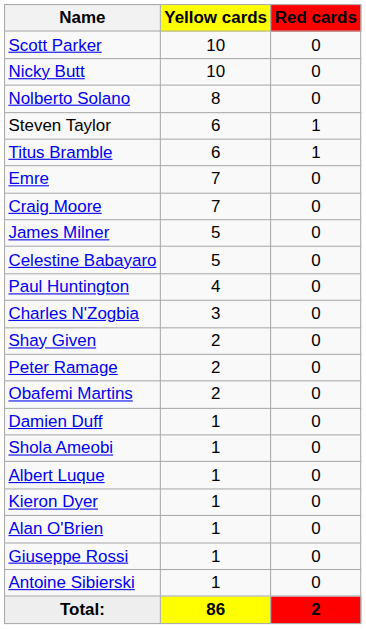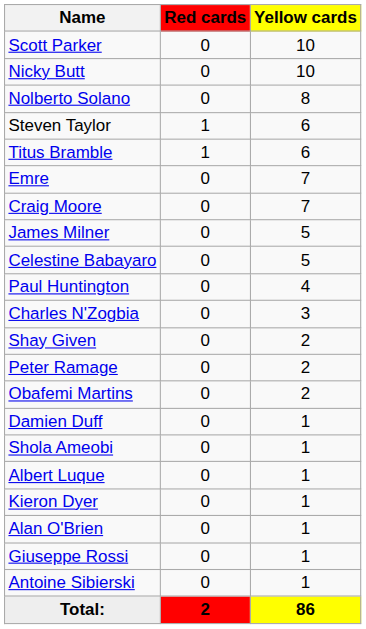columns swapped: (216, 17) <-> (316, 17)
